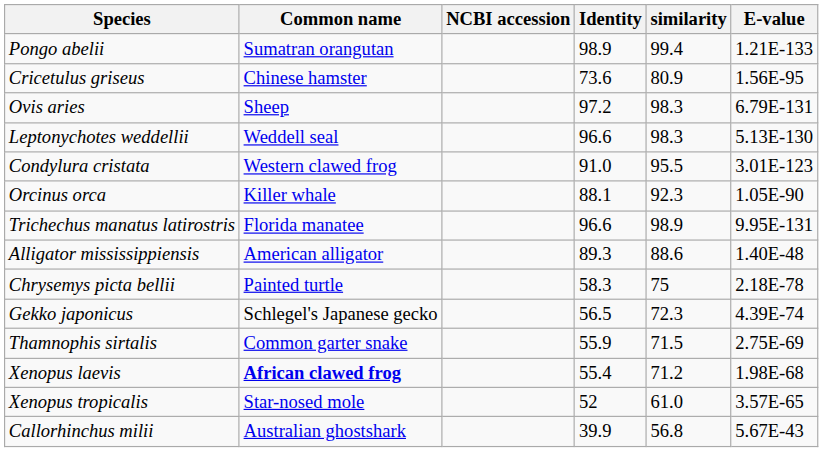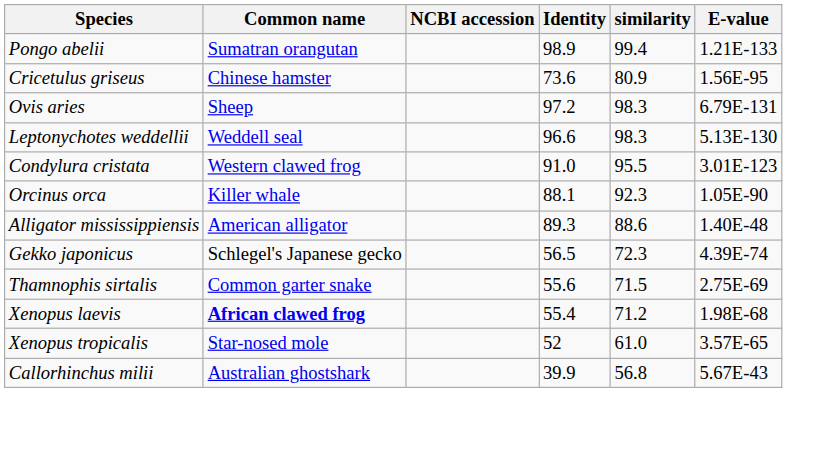- row: (122, 225)
- row: (92, 284)
(595, 343) 55.9 -> (559, 284) 55.6
